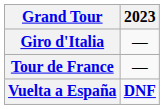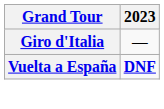- row: (62, 66)
